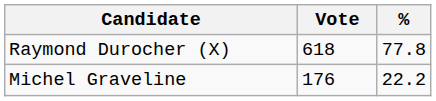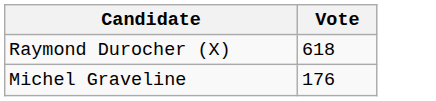- column: (404, 20)
